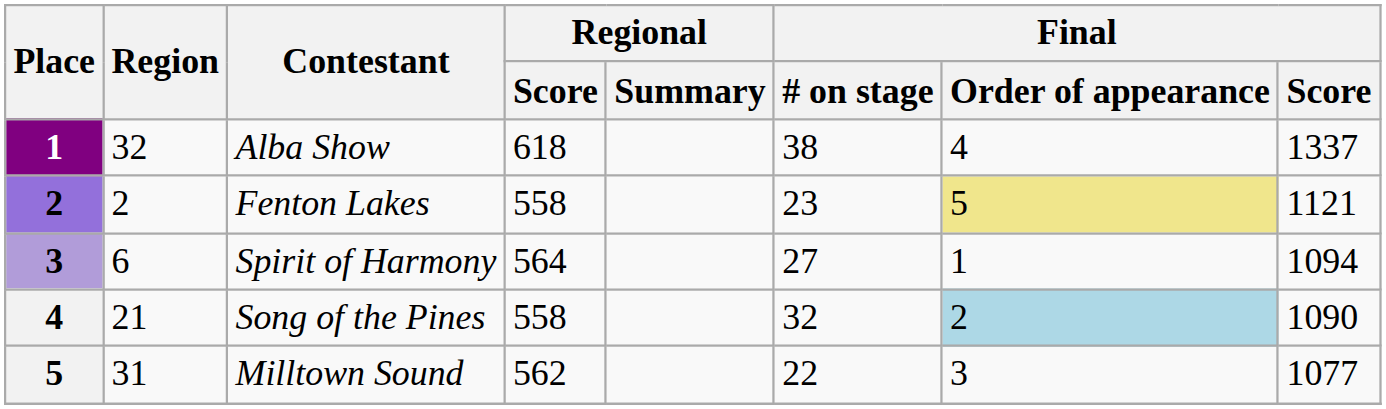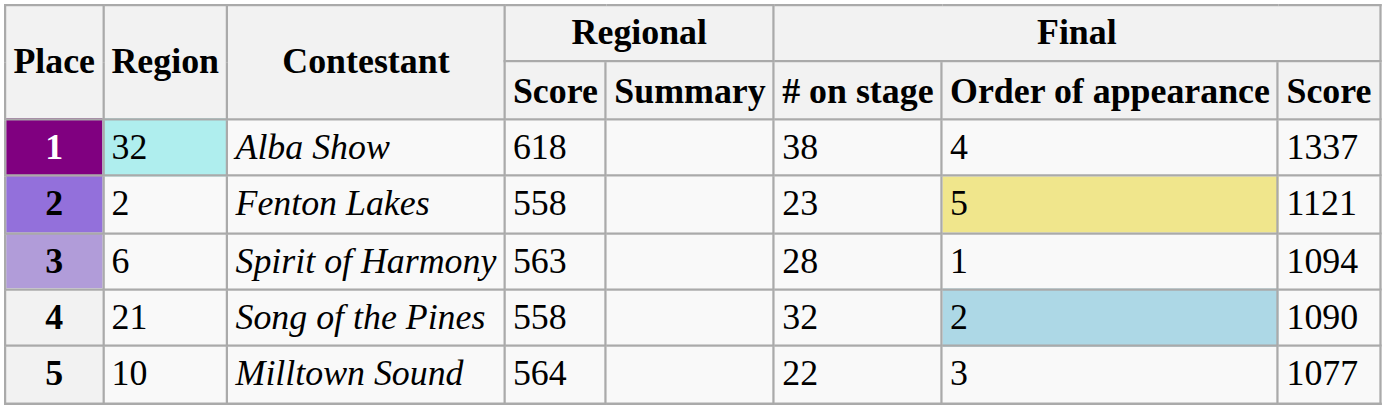(129, 146) no background -> (129, 146) paleturquoise background
(540, 260) 564 -> (540, 260) 563
(800, 260) 27 -> (800, 260) 28
(129, 373) 31 -> (129, 373) 10
(540, 373) 562 -> (540, 373) 564
